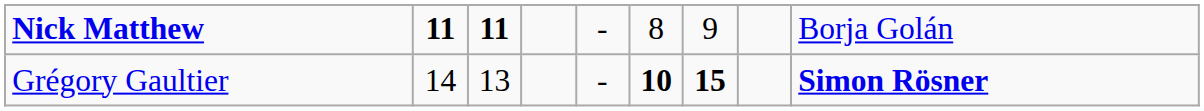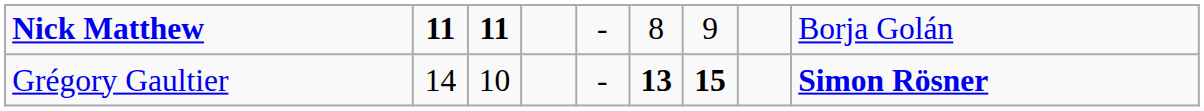(494, 79) 13 -> (494, 79) 10
(656, 79) 10 -> (656, 79) 13
